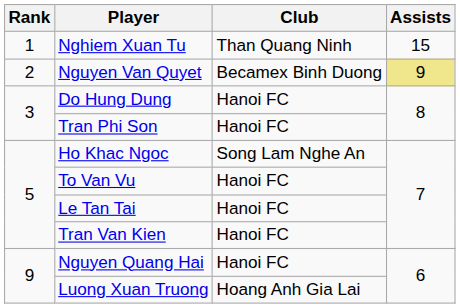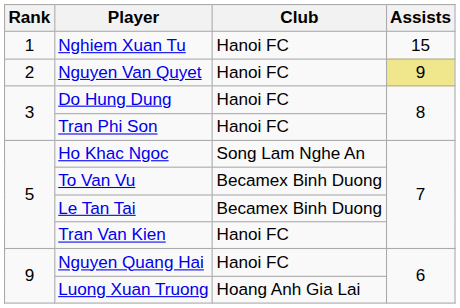(284, 45) Than Quang Ninh -> (253, 45) Hanoi FC
(299, 72) Becamex Binh Duong -> (253, 72) Hanoi FC
(253, 180) Hanoi FC -> (299, 180) Becamex Binh Duong
(253, 208) Hanoi FC -> (299, 208) Becamex Binh Duong
